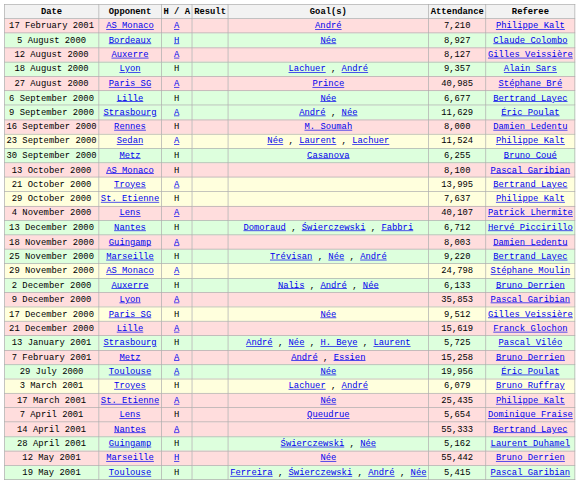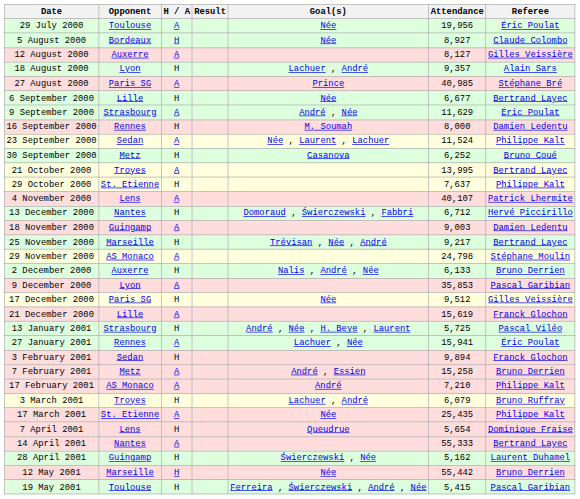rows swapped: (52, 372) <-> (52, 26)
(457, 156) 6,255 -> (457, 156) 6,252
- row: (52, 170)
(457, 242) 8,003 -> (457, 228) 9,003
(457, 256) 9,220 -> (457, 242) 9,217
+ row: (52, 343)
+ row: (52, 357)
